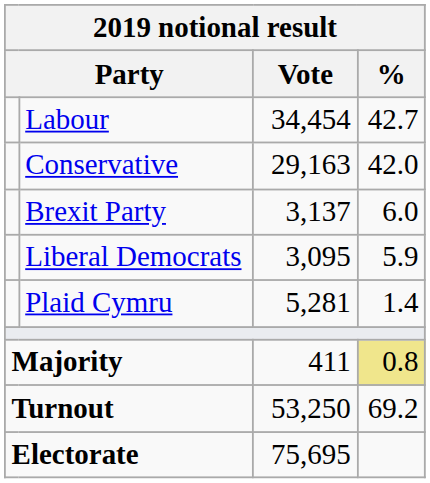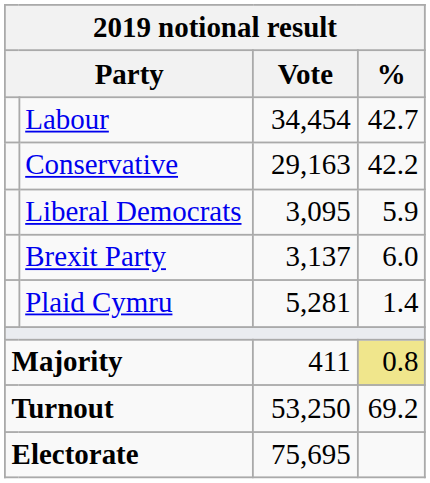(393, 165) 42.0 -> (393, 165) 42.2
rows swapped: (96, 211) <-> (133, 257)
